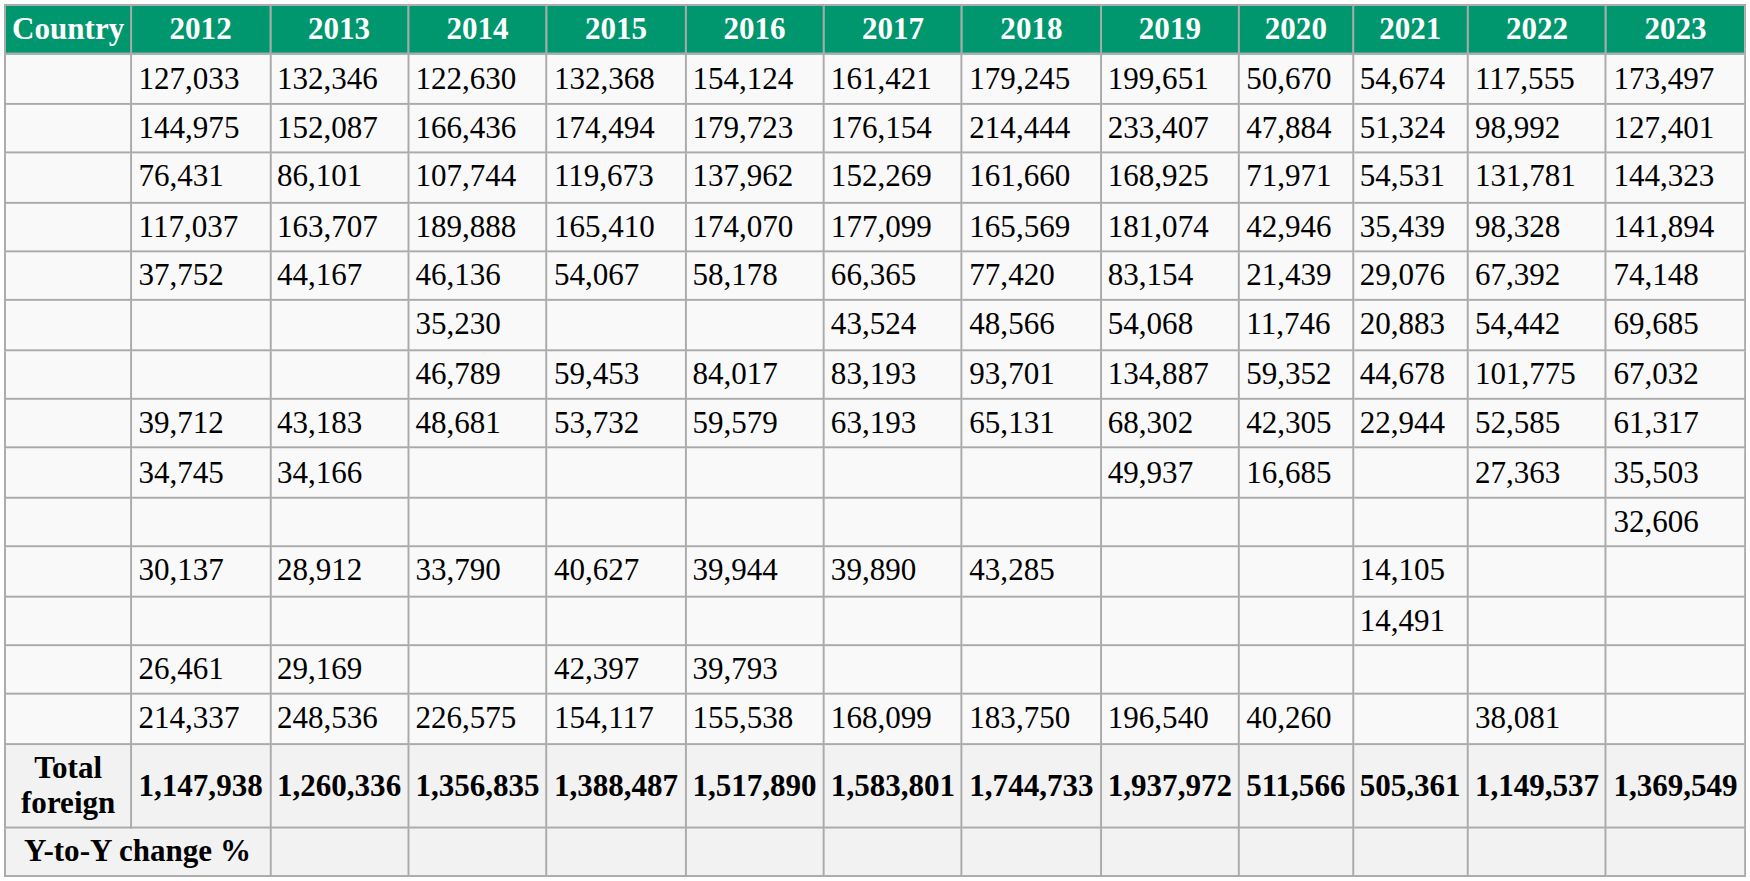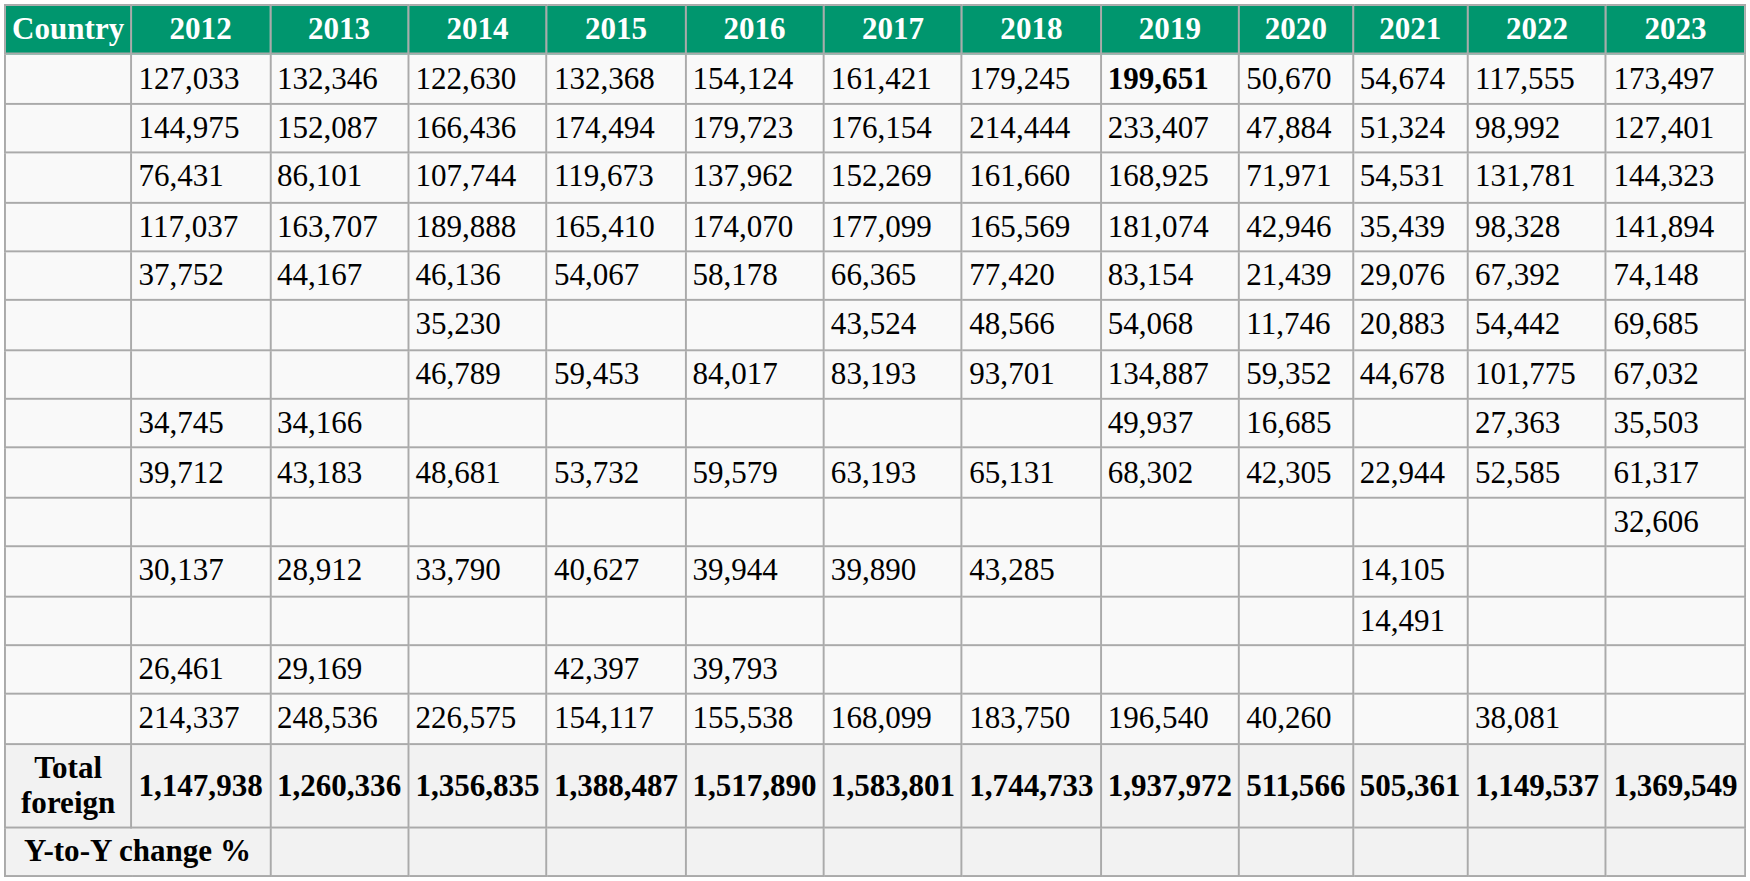(1158, 78) normal -> (1158, 78) bold
rows swapped: (181, 422) <-> (181, 472)
